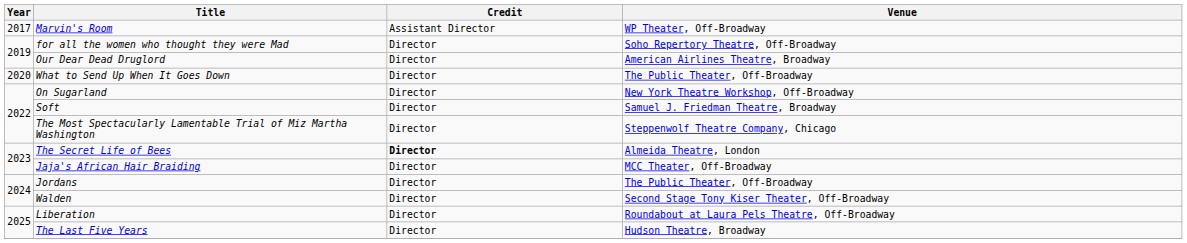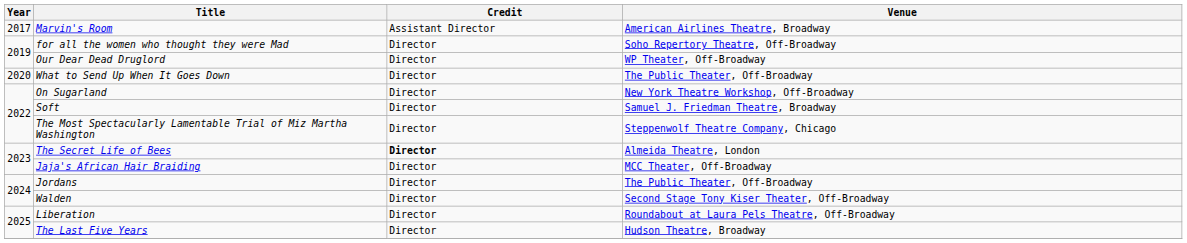(695, 28) WP Theater, Off-Broadway -> (728, 28) American Airlines Theatre, Broadway
(728, 60) American Airlines Theatre, Broadway -> (695, 60) WP Theater, Off-Broadway
